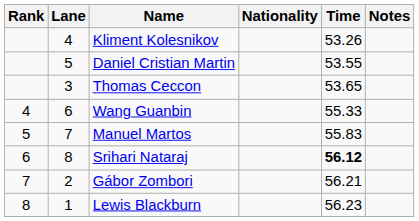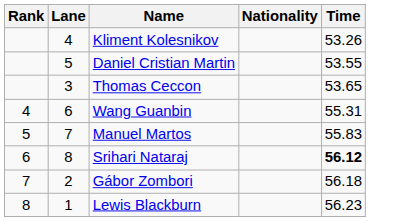- column: (390, 16)
(343, 110) 55.33 -> (343, 110) 55.31
(343, 181) 56.21 -> (343, 181) 56.18
